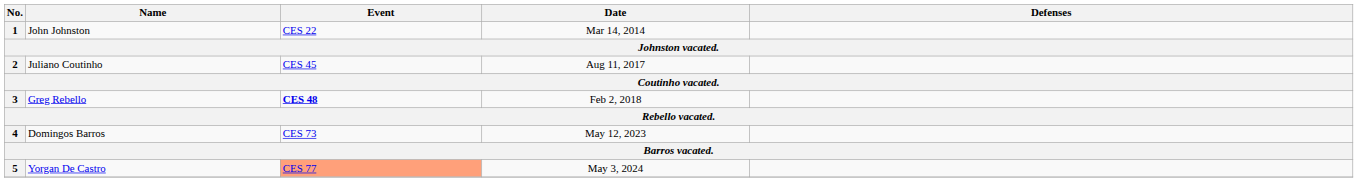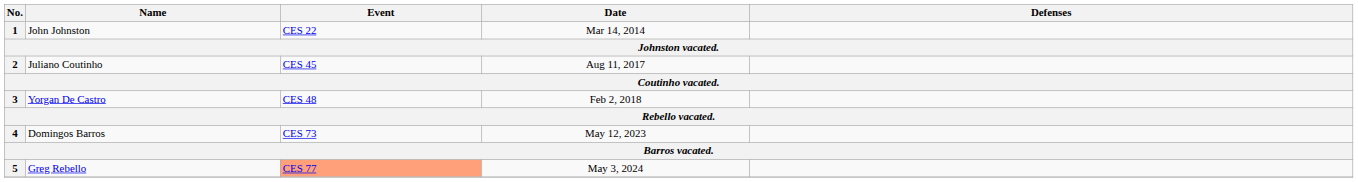(57, 99) Greg Rebello -> (67, 99) Yorgan De Castro
(300, 99) bold -> (300, 99) normal
(67, 168) Yorgan De Castro -> (57, 168) Greg Rebello
